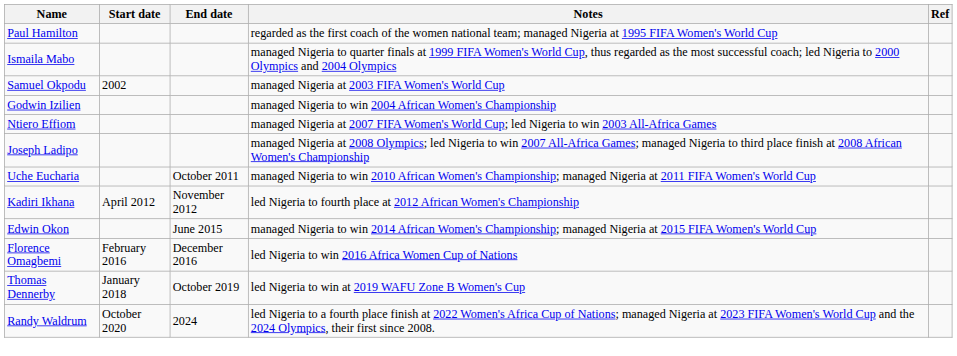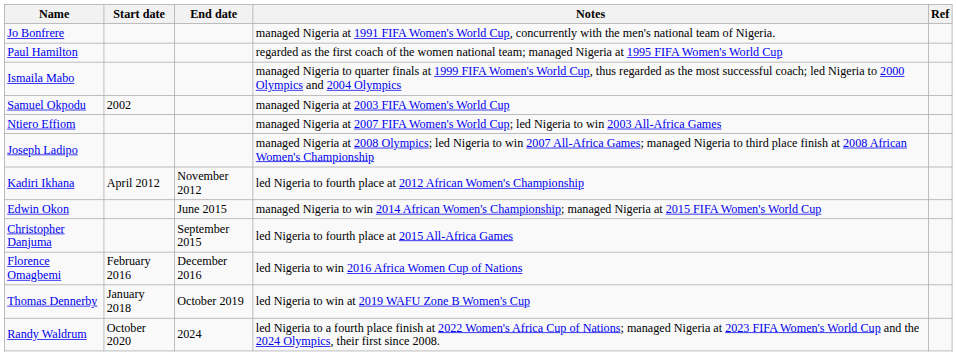+ row: (36, 33)
- row: (44, 104)
- row: (43, 176)
+ row: (36, 235)
